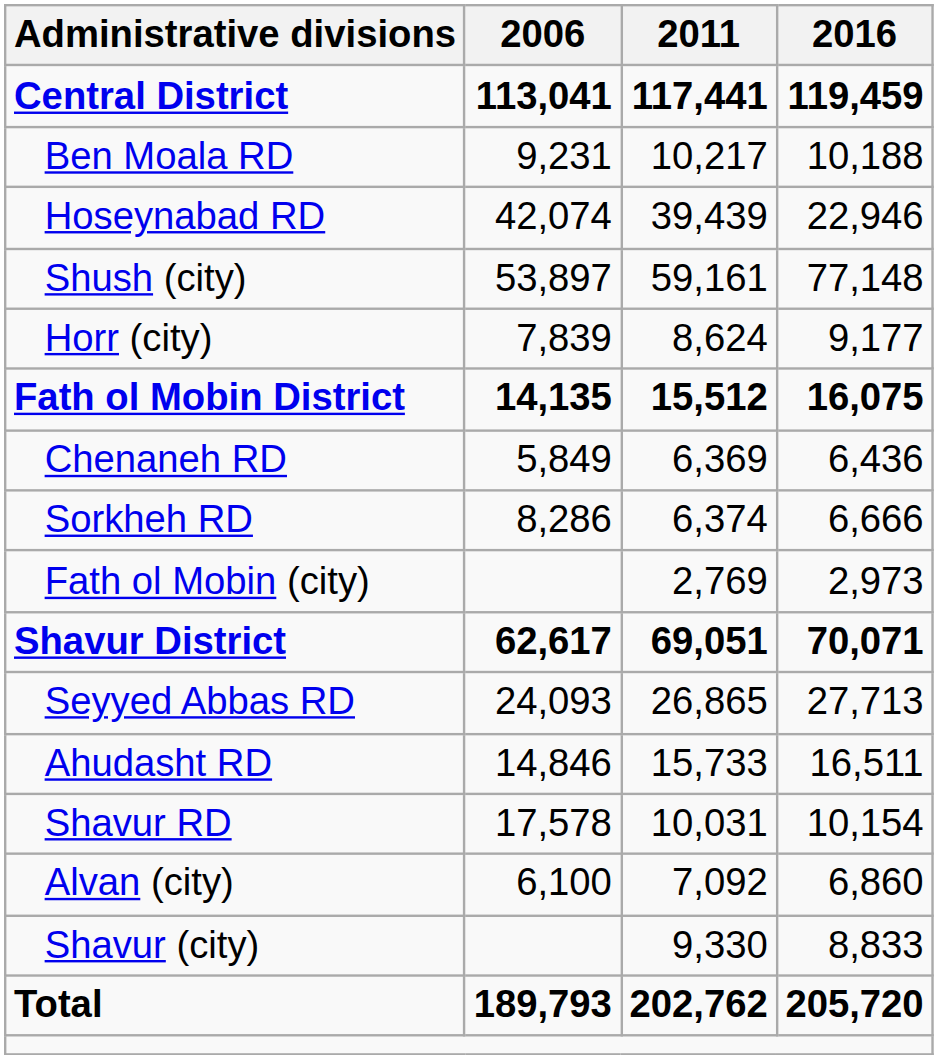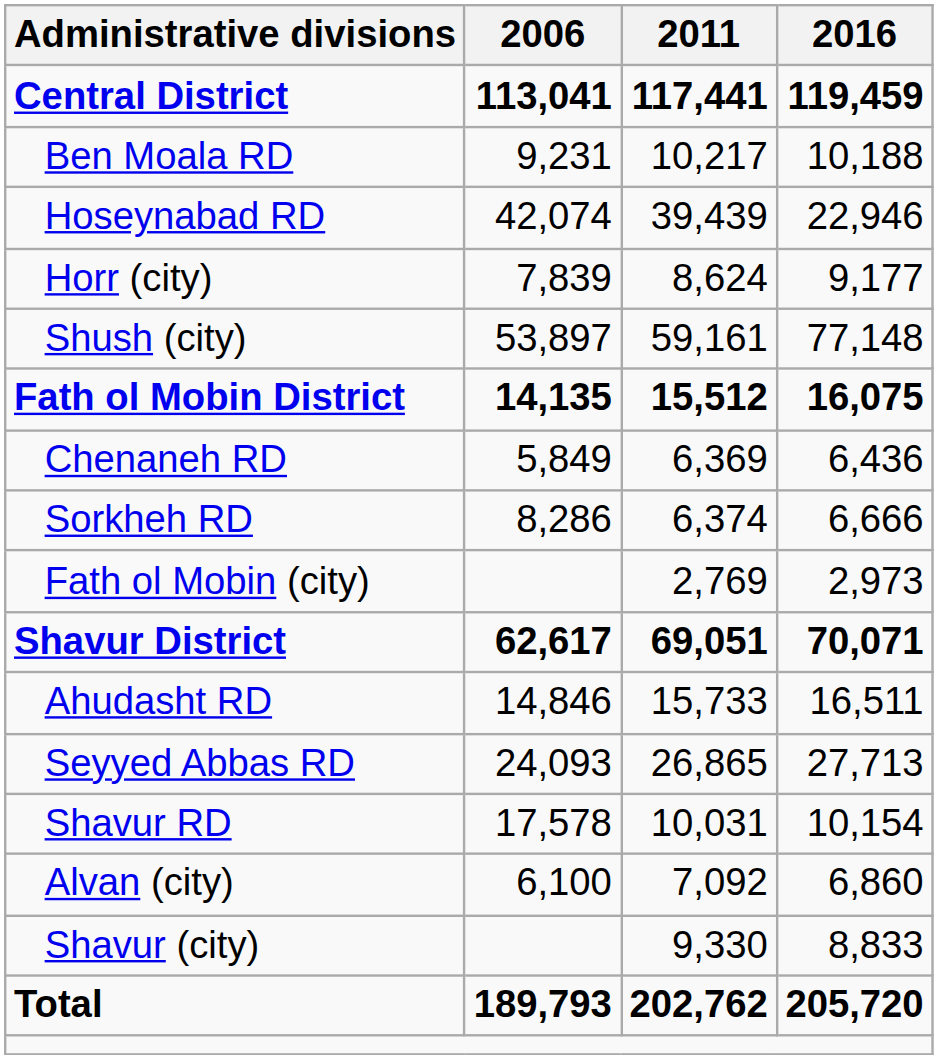rows swapped: (129, 338) <-> (146, 277)
rows swapped: (158, 762) <-> (200, 701)
